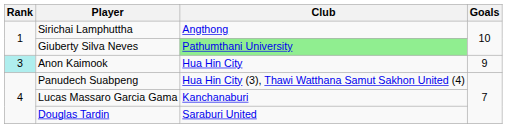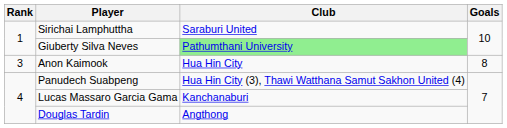(205, 30) Angthong -> (220, 30) Saraburi United
(20, 64) paleturquoise background -> (20, 64) no background
(485, 64) 9 -> (485, 64) 8
(220, 115) Saraburi United -> (205, 115) Angthong
